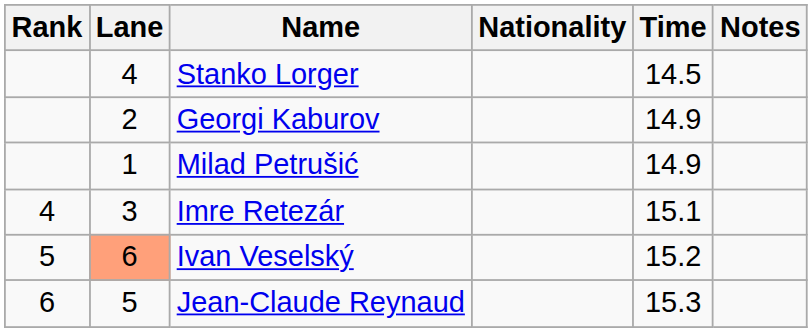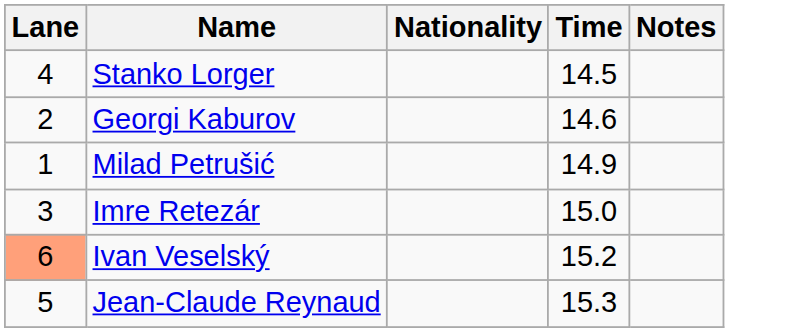- column: (47, 27)
(673, 119) 14.9 -> (589, 119) 14.6
(673, 211) 15.1 -> (589, 211) 15.0
